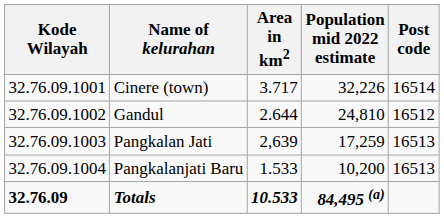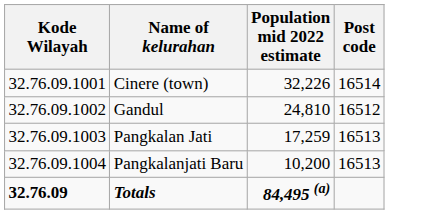- column: (274, 39)
